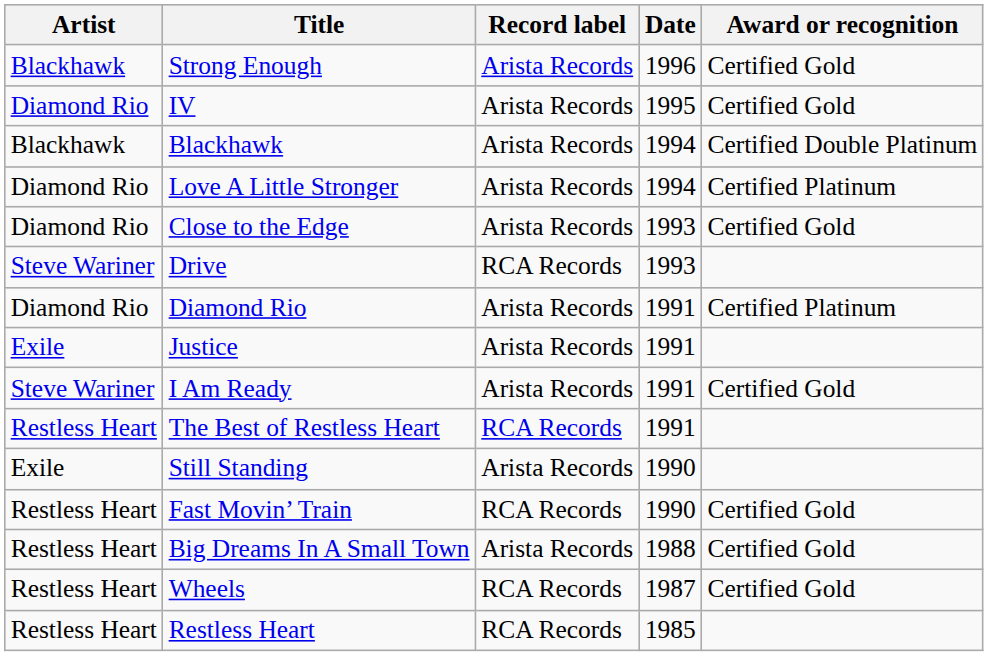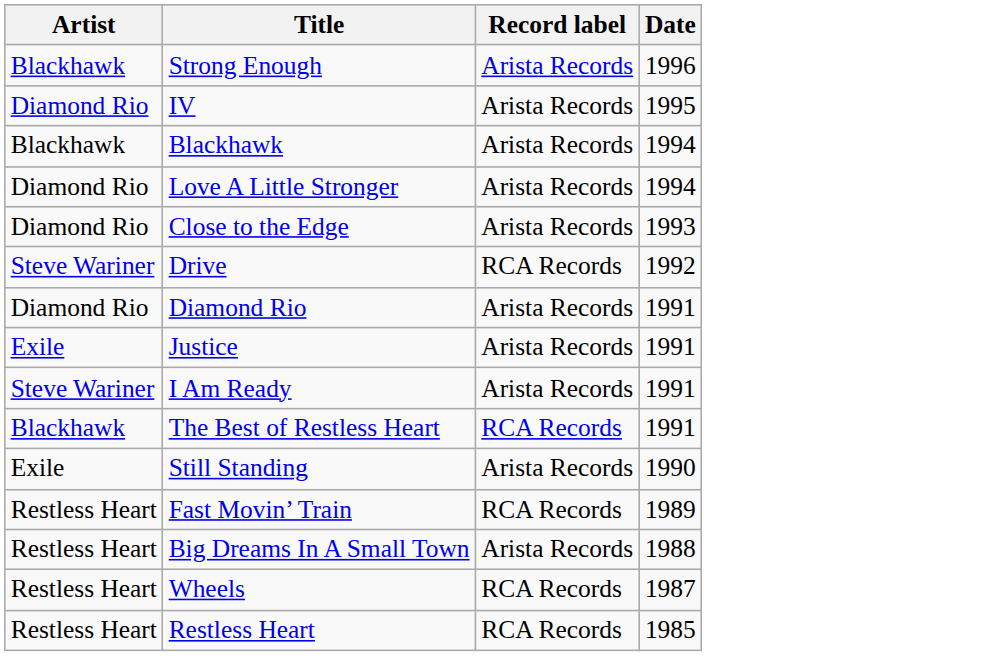- column: (842, 24)
(670, 266) 1993 -> (670, 266) 1992
(84, 428) Restless Heart -> (68, 428) Blackhawk
(670, 508) 1990 -> (670, 508) 1989
